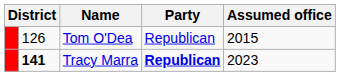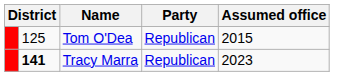(34, 37) 126 -> (34, 37) 125
(182, 60) bold -> (180, 60) normal
